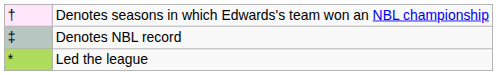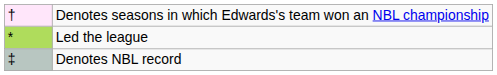rows swapped: (102, 59) <-> (119, 37)
